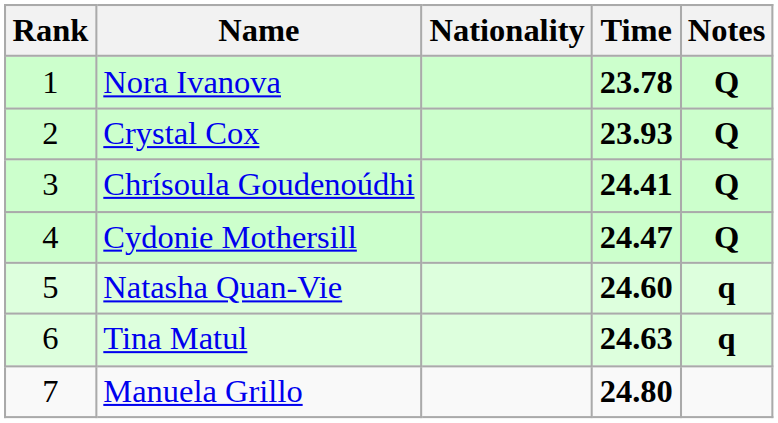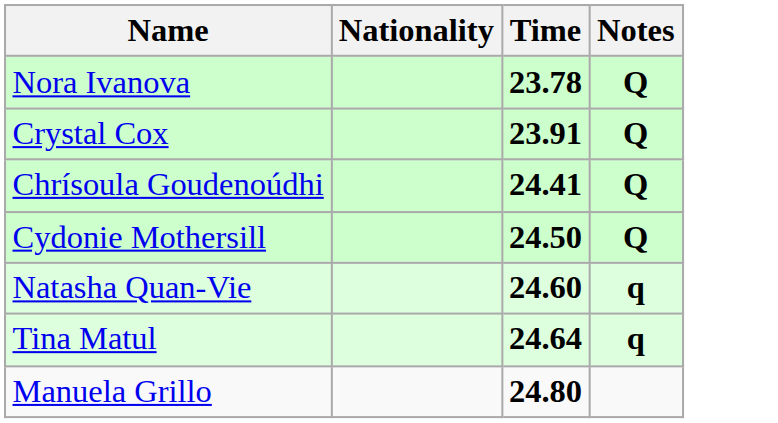- column: (50, 30)
(636, 133) 23.93 -> (545, 133) 23.91
(636, 236) 24.47 -> (545, 236) 24.50
(636, 339) 24.63 -> (545, 339) 24.64
